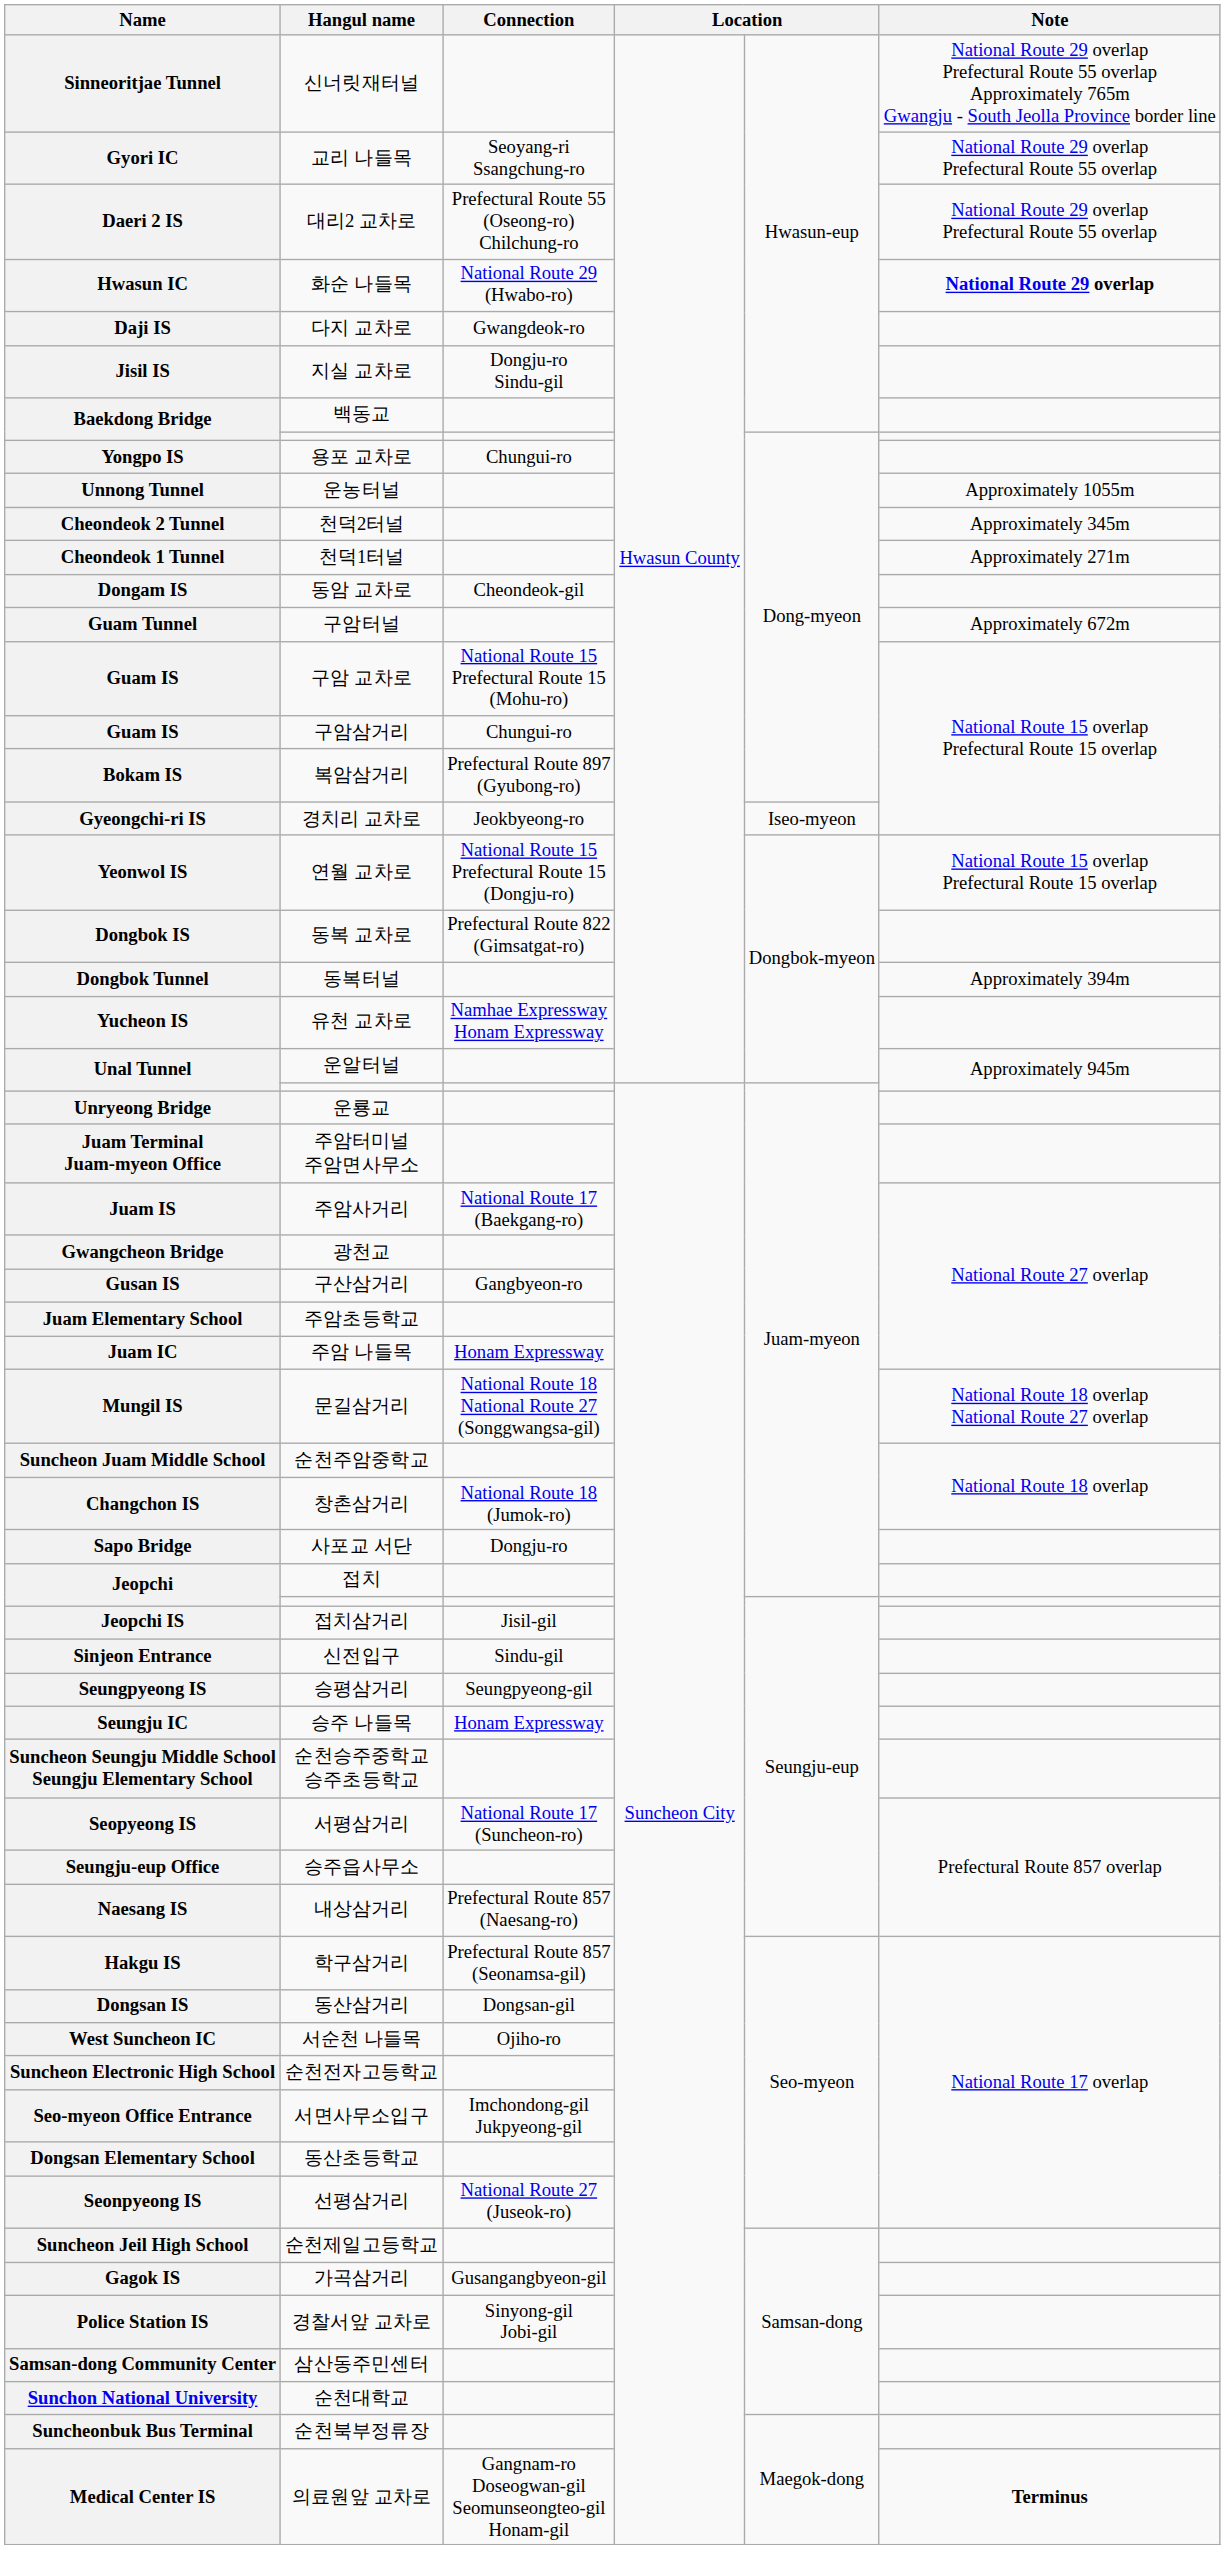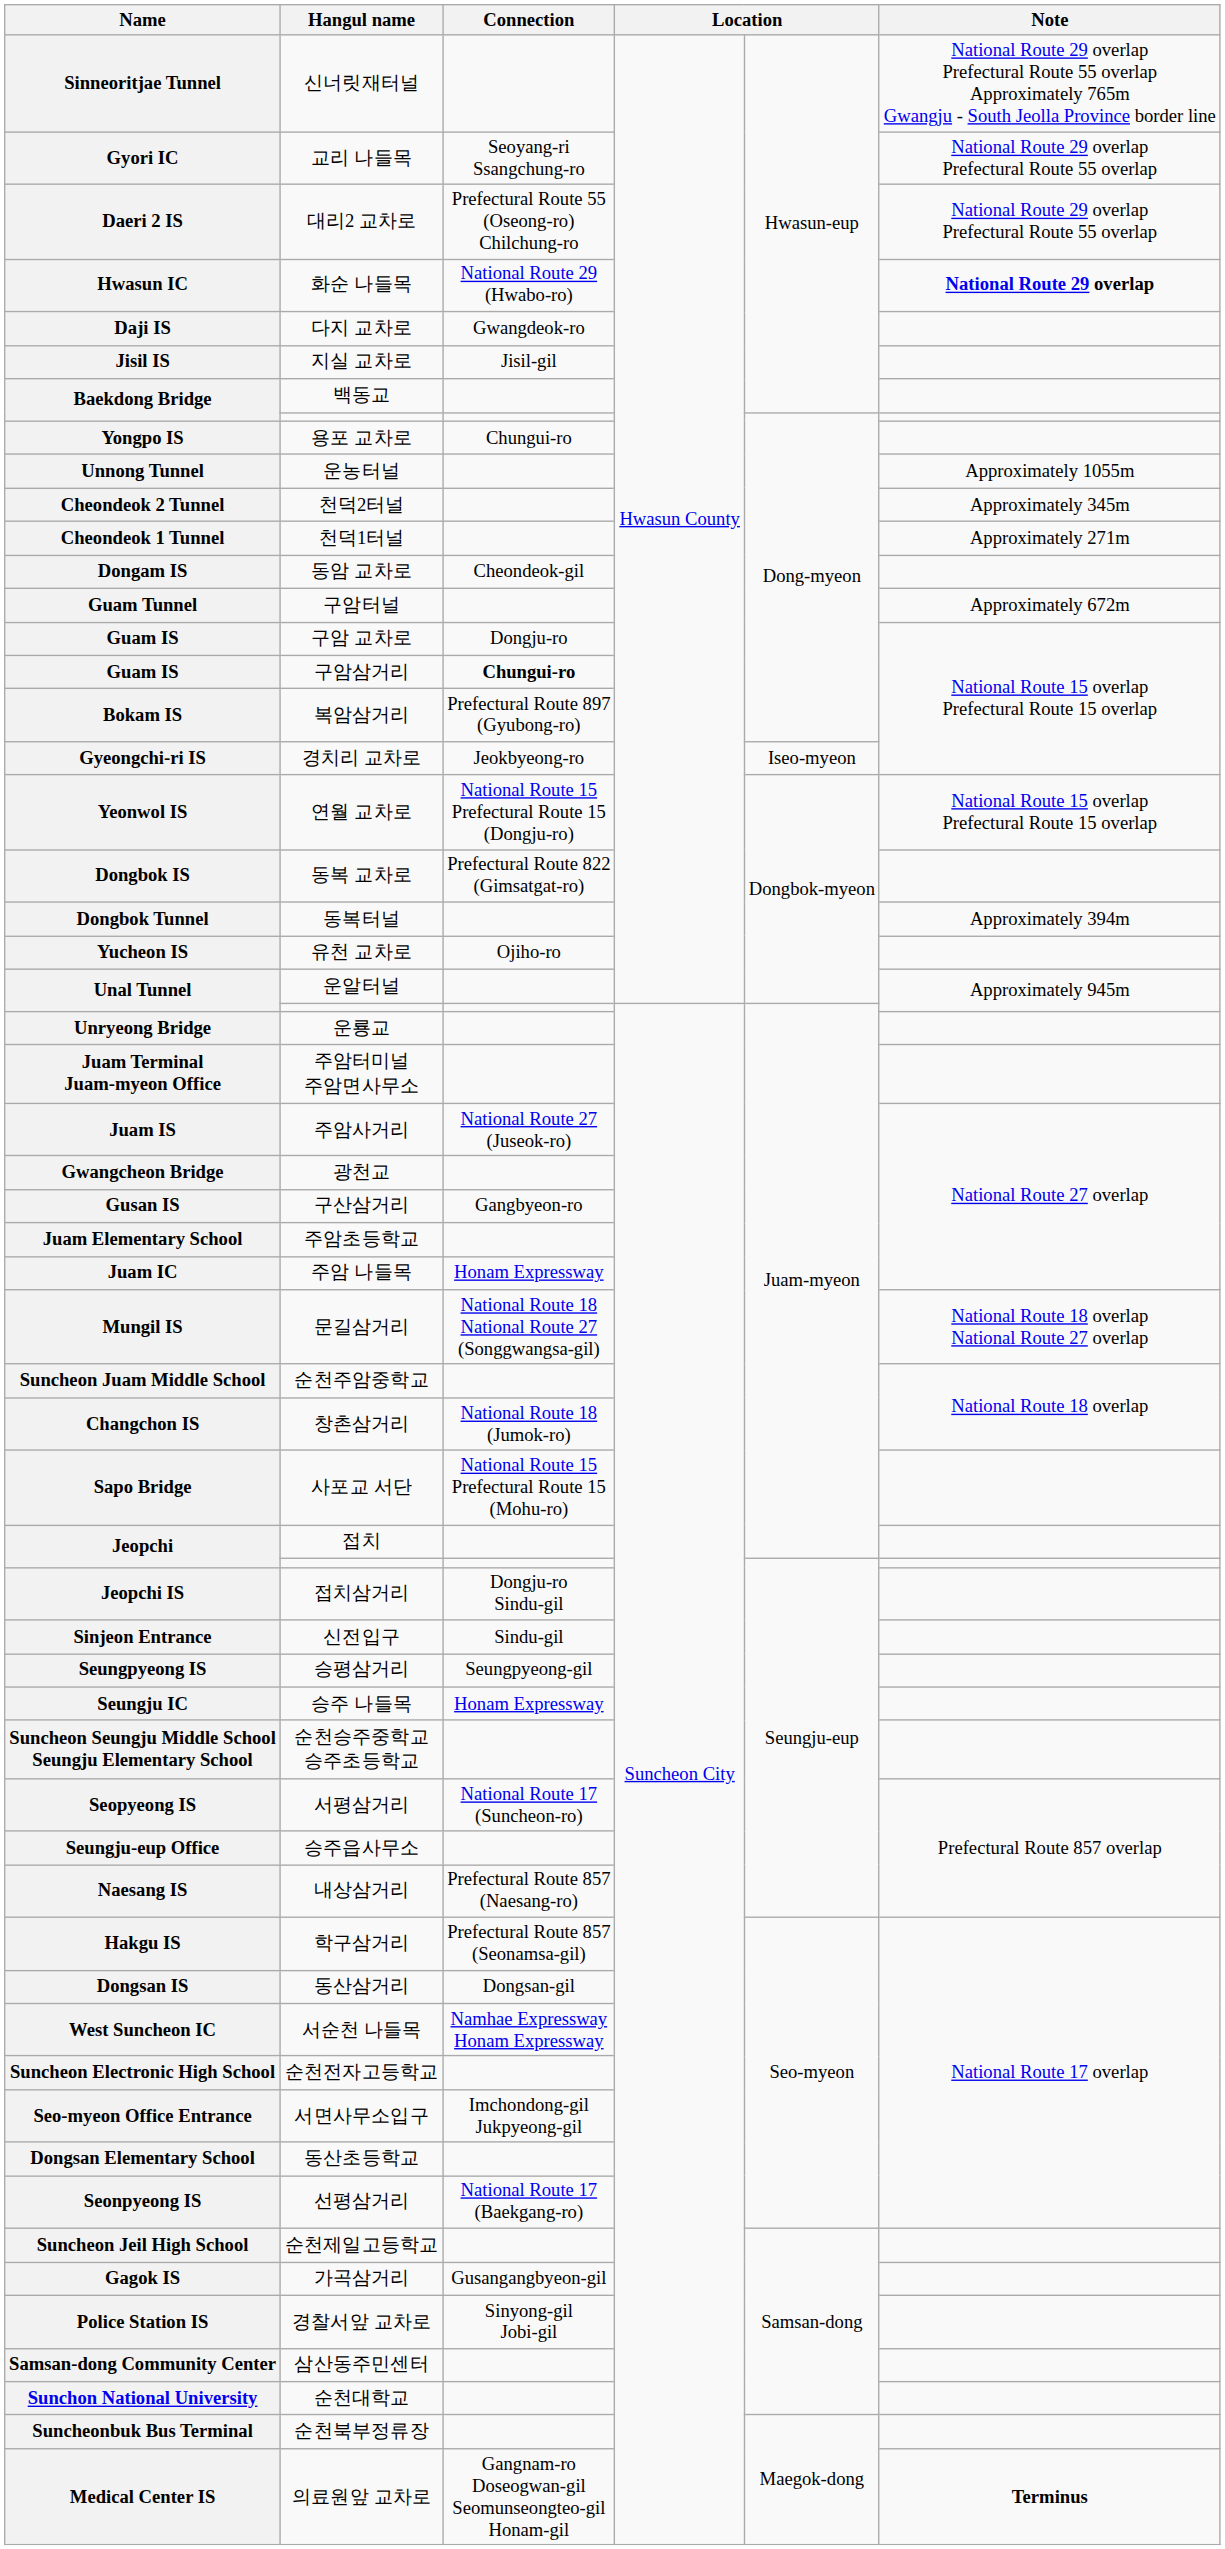(529, 371) Dongju-ro Sindu-gil -> (529, 361) Jisil-gil
(529, 677) National Route 15 Prefectural Route 15 (Mohu-ro) -> (529, 638) Dongju-ro
(529, 731) normal -> (529, 671) bold
(529, 1021) Namhae Expressway Honam Expressway -> (529, 951) Ojiho-ro
(529, 1208) National Route 17 (Baekgang-ro) -> (529, 1128) National Route 27 (Juseok-ro)
(529, 1546) Dongju-ro -> (529, 1487) National Route 15 Prefectural Route 15 (Mohu-ro)
(529, 1621) Jisil-gil -> (529, 1593) Dongju-ro Sindu-gil
(529, 2038) Ojiho-ro -> (529, 2029) Namhae Expressway Honam Expressway
(529, 2201) National Route 27 (Juseok-ro) -> (529, 2201) National Route 17 (Baekgang-ro)
